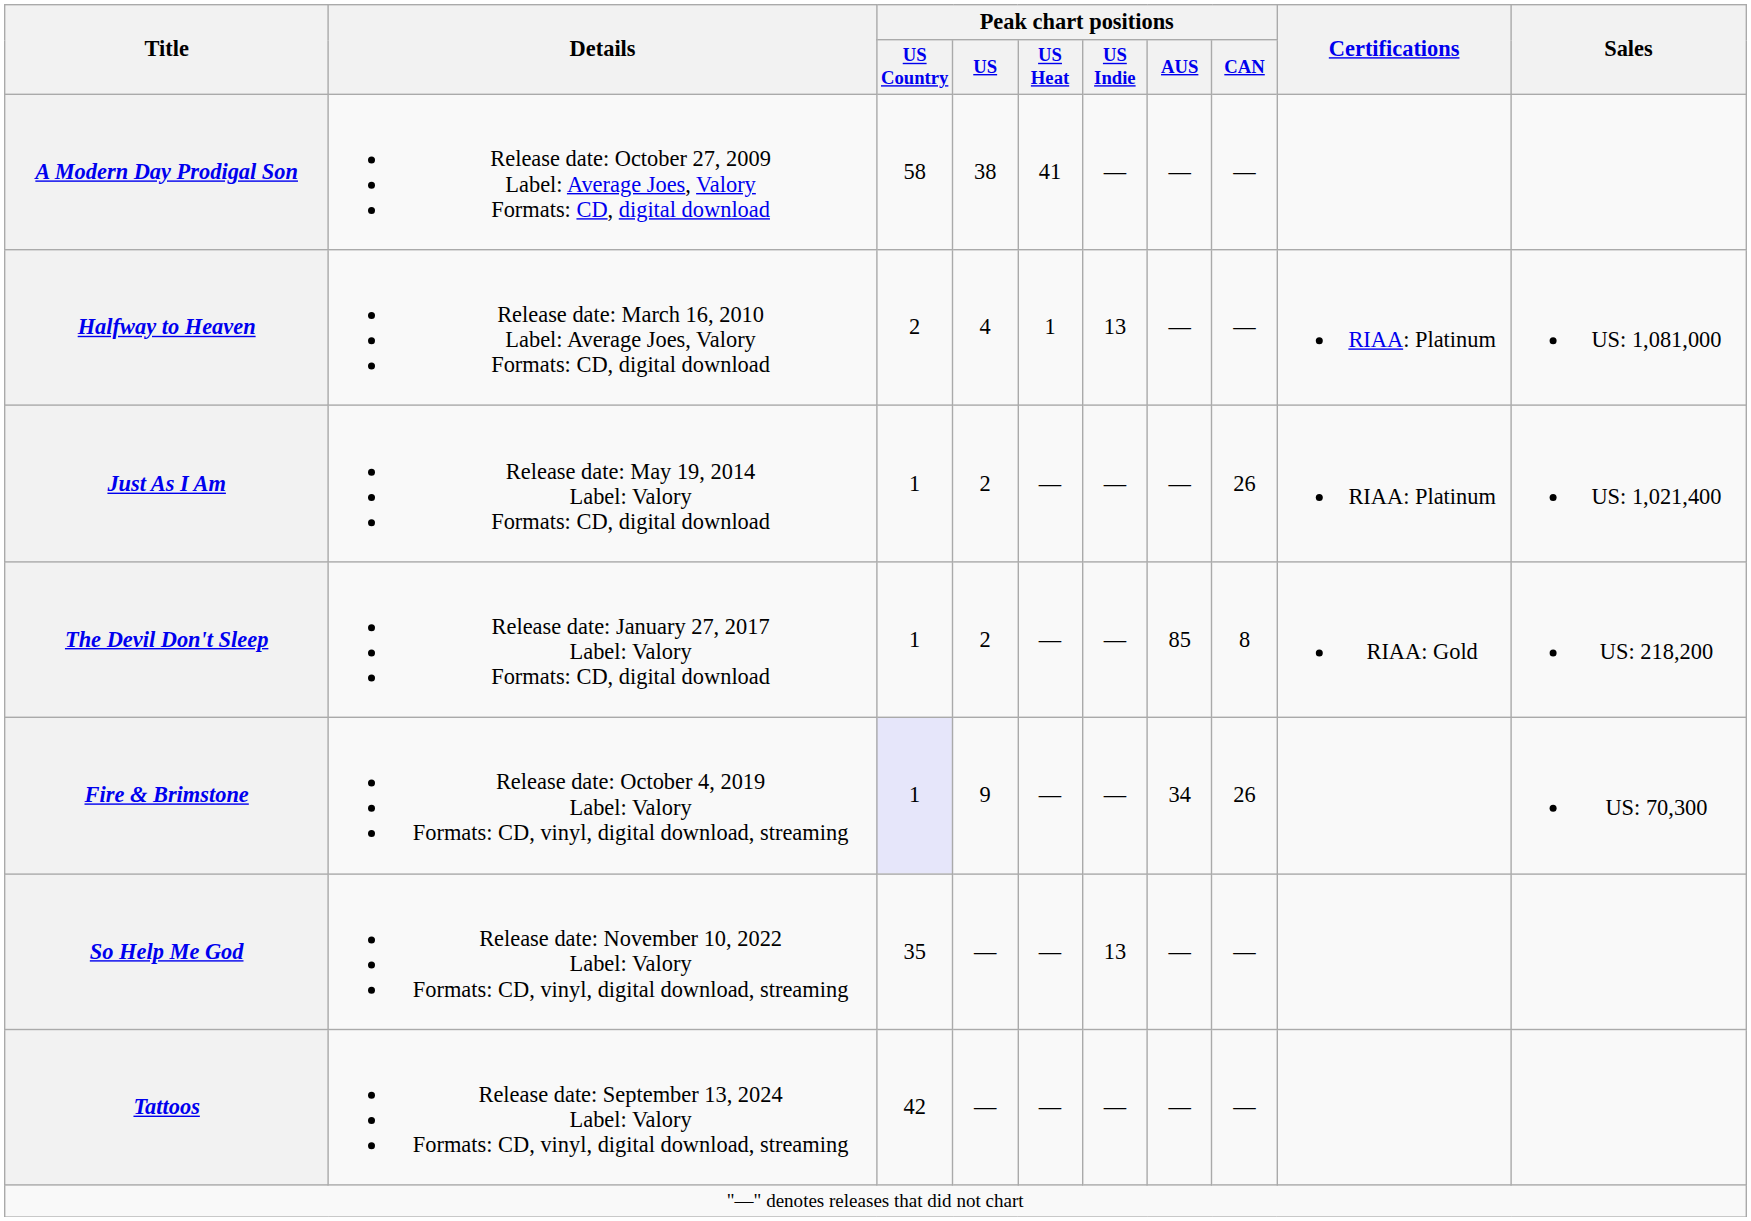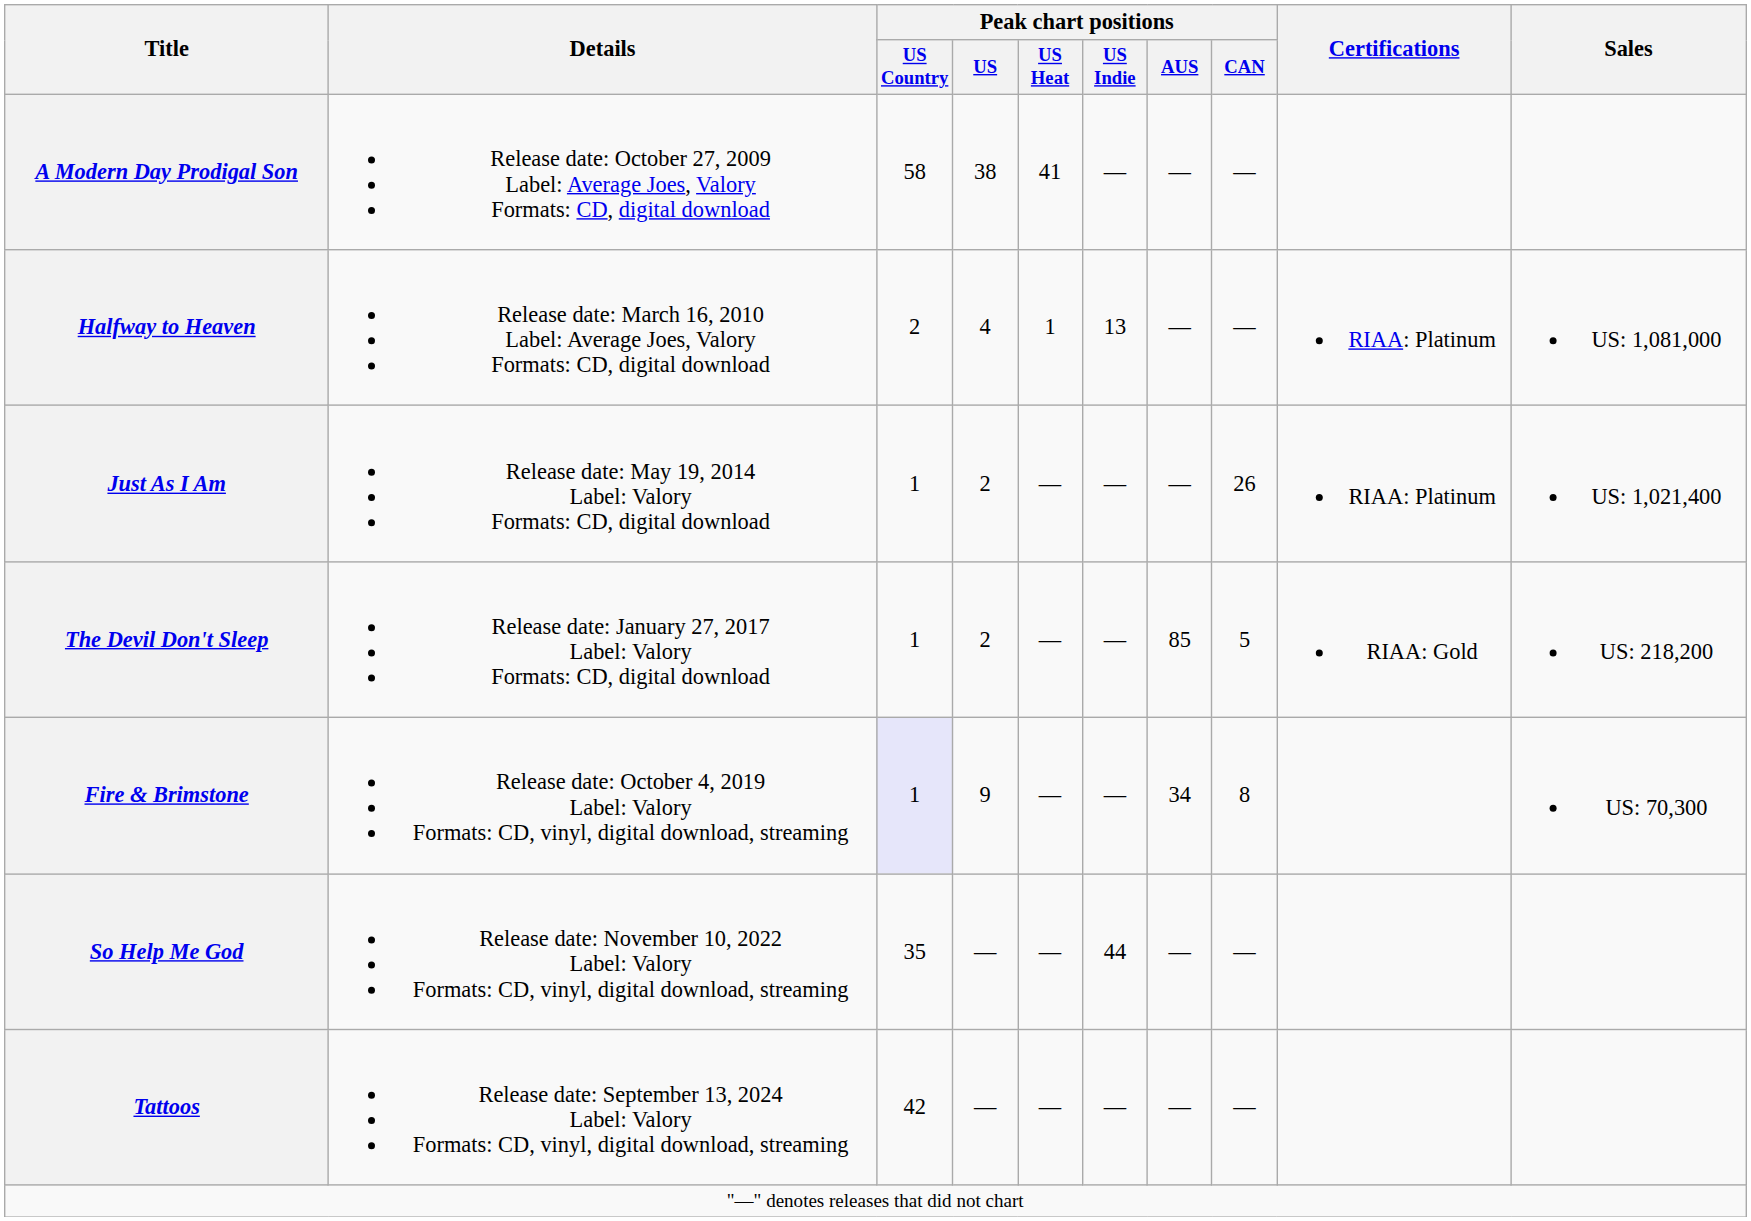(1245, 639) 8 -> (1245, 639) 5
(1245, 795) 26 -> (1245, 795) 8
(1115, 951) 13 -> (1115, 951) 44
